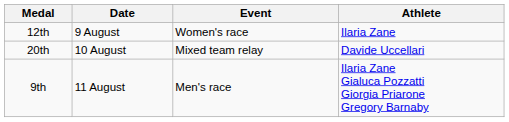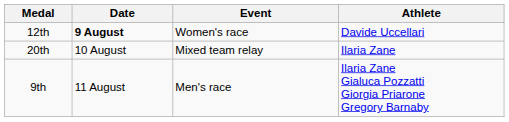(97, 31) normal -> (99, 31) bold
(368, 31) Ilaria Zane -> (383, 31) Davide Uccellari
(383, 50) Davide Uccellari -> (368, 50) Ilaria Zane
